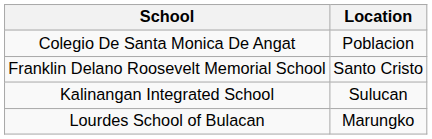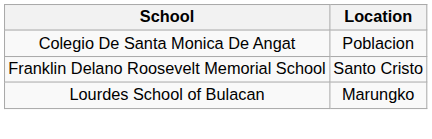- row: (167, 95)
